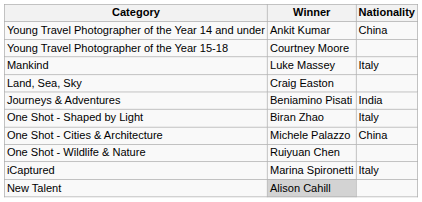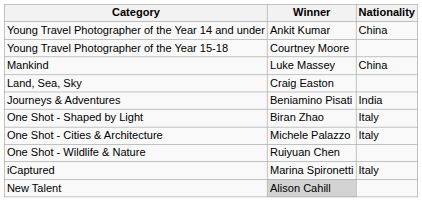(369, 65) Italy -> (373, 65) China
(373, 135) China -> (369, 135) Italy
